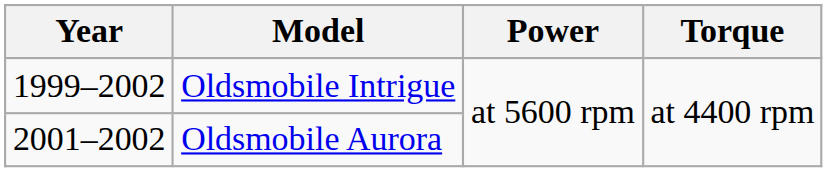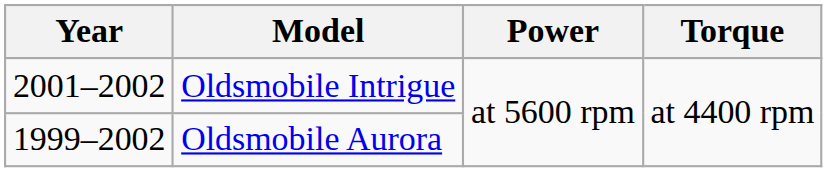(89, 85) 1999–2002 -> (89, 85) 2001–2002
(89, 138) 2001–2002 -> (89, 138) 1999–2002
